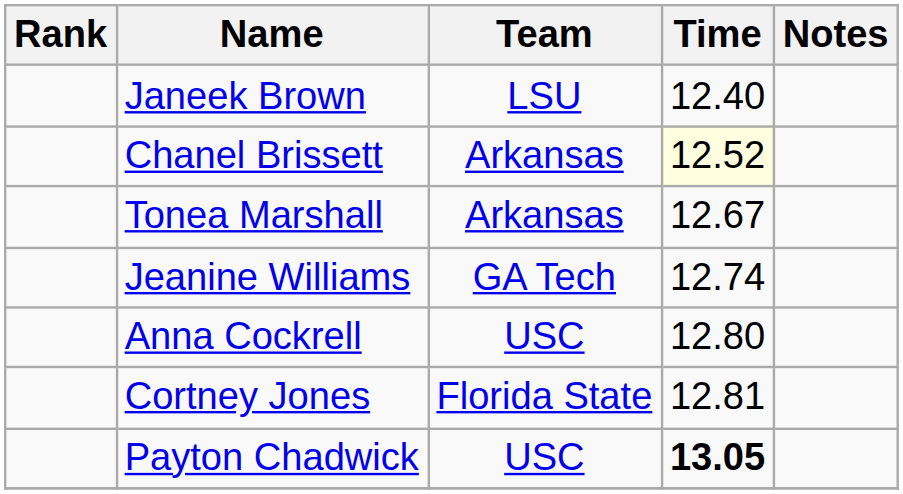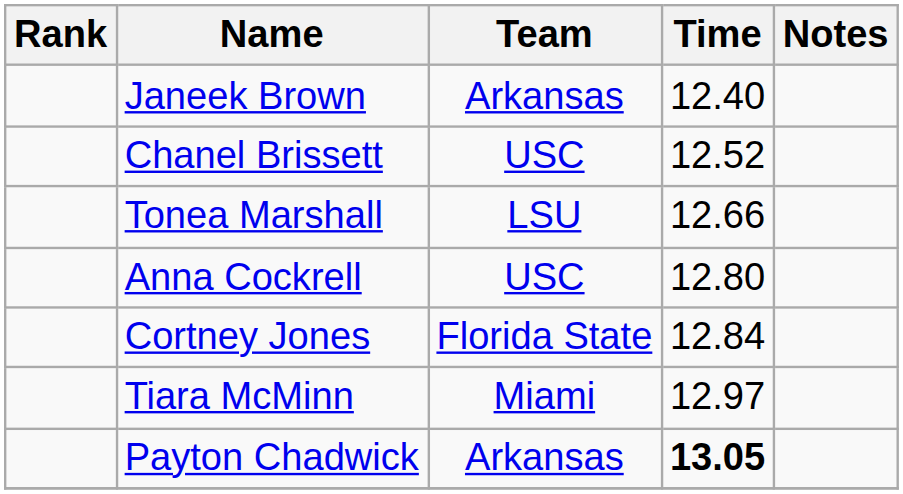(544, 95) LSU -> (544, 95) Arkansas
(544, 155) Arkansas -> (544, 155) USC
(718, 155) lightyellow background -> (718, 155) no background
(544, 215) Arkansas -> (544, 215) LSU
(718, 215) 12.67 -> (718, 215) 12.66
- row: (267, 276)
(718, 397) 12.81 -> (718, 336) 12.84
+ row: (239, 397)
(544, 457) USC -> (544, 457) Arkansas
